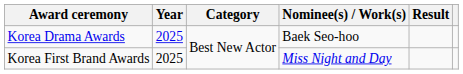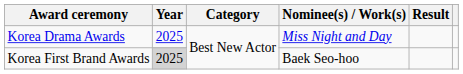(321, 36) Baek Seo-hoo -> (337, 36) Miss Night and Day
(169, 58) no background -> (169, 58) lightgrey background
(337, 58) Miss Night and Day -> (321, 58) Baek Seo-hoo
